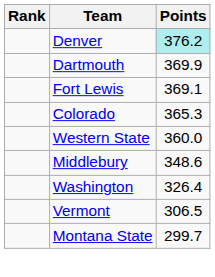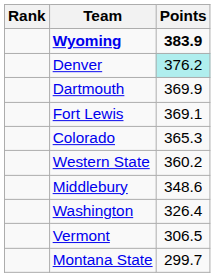+ row: (87, 41)
(183, 138) 360.0 -> (183, 162) 360.2
